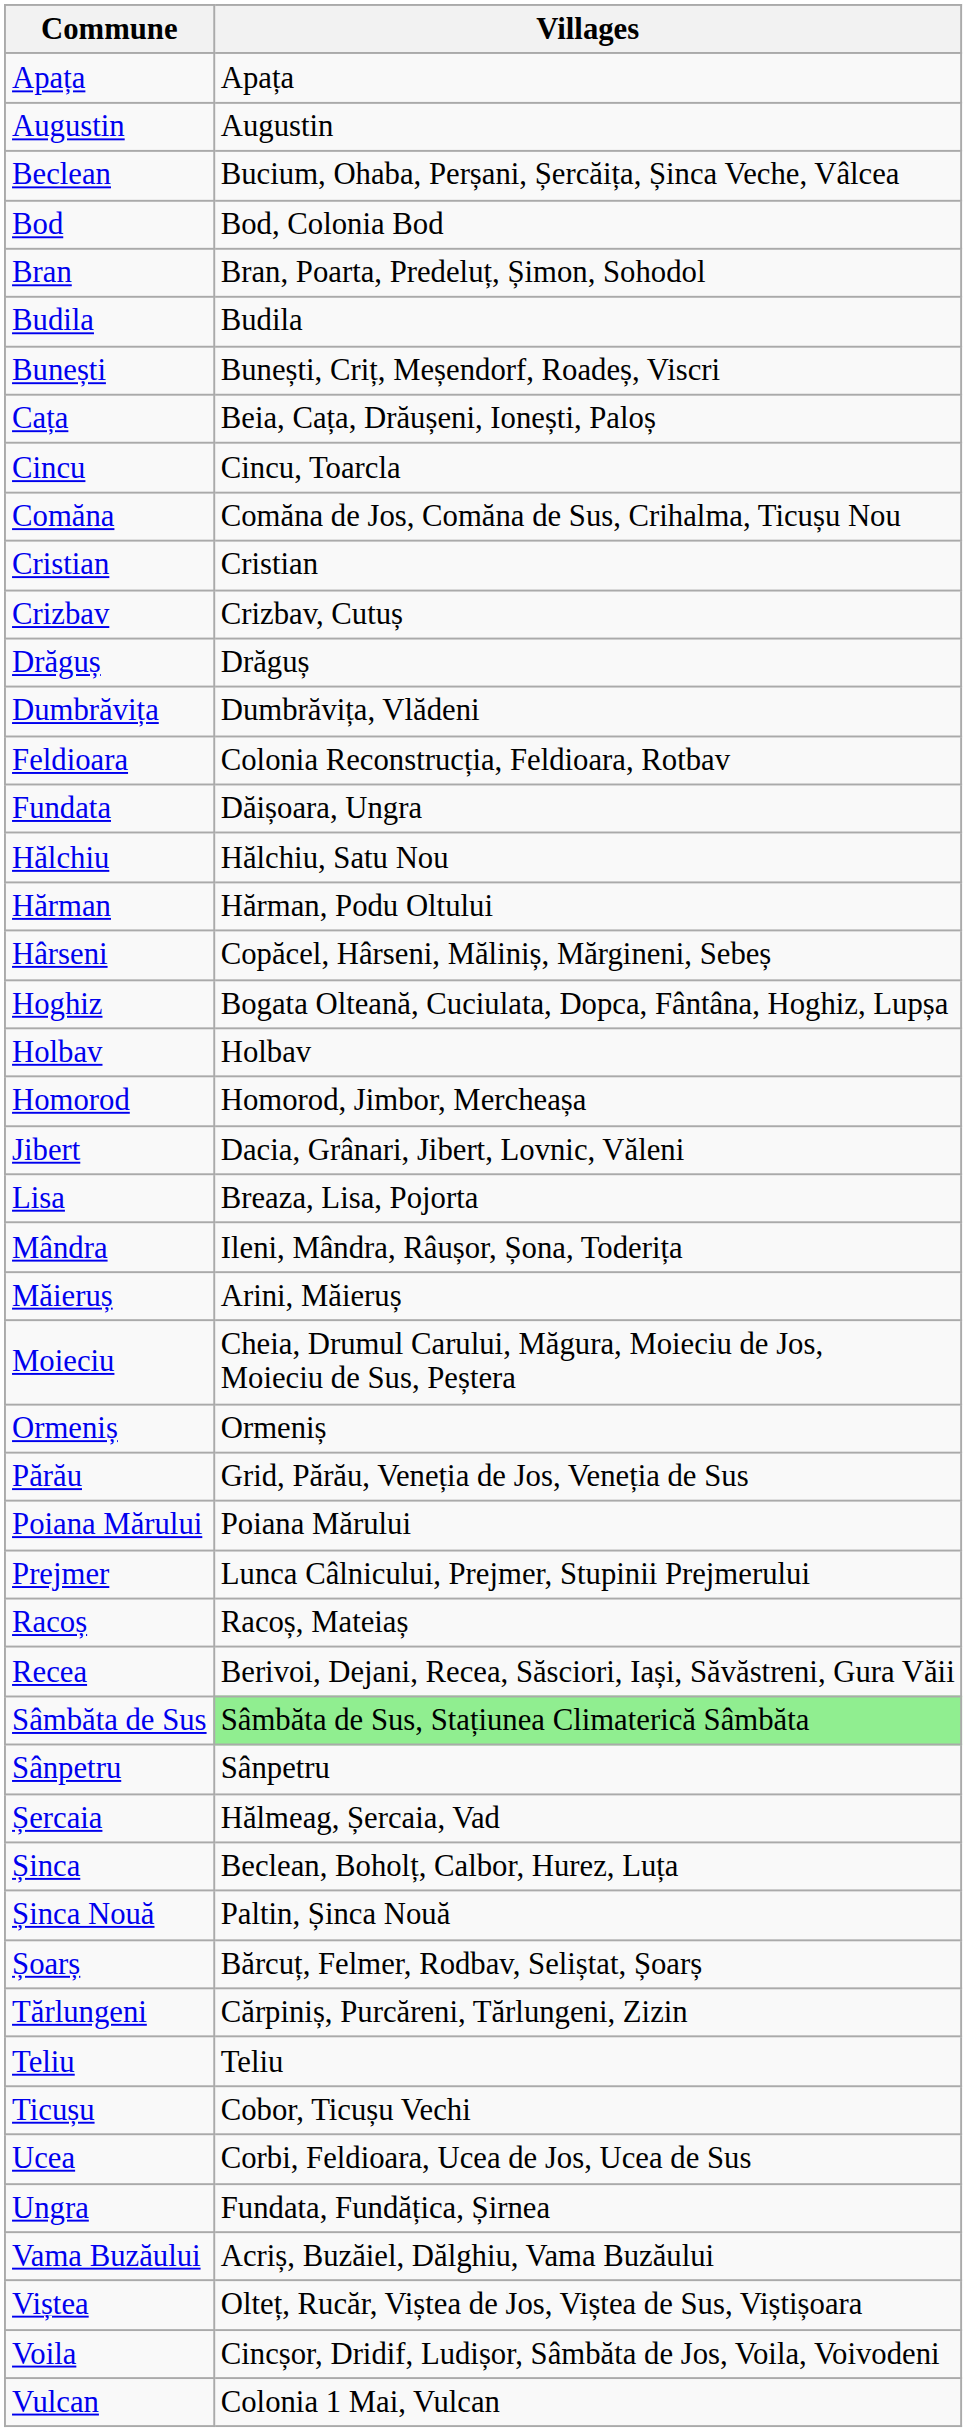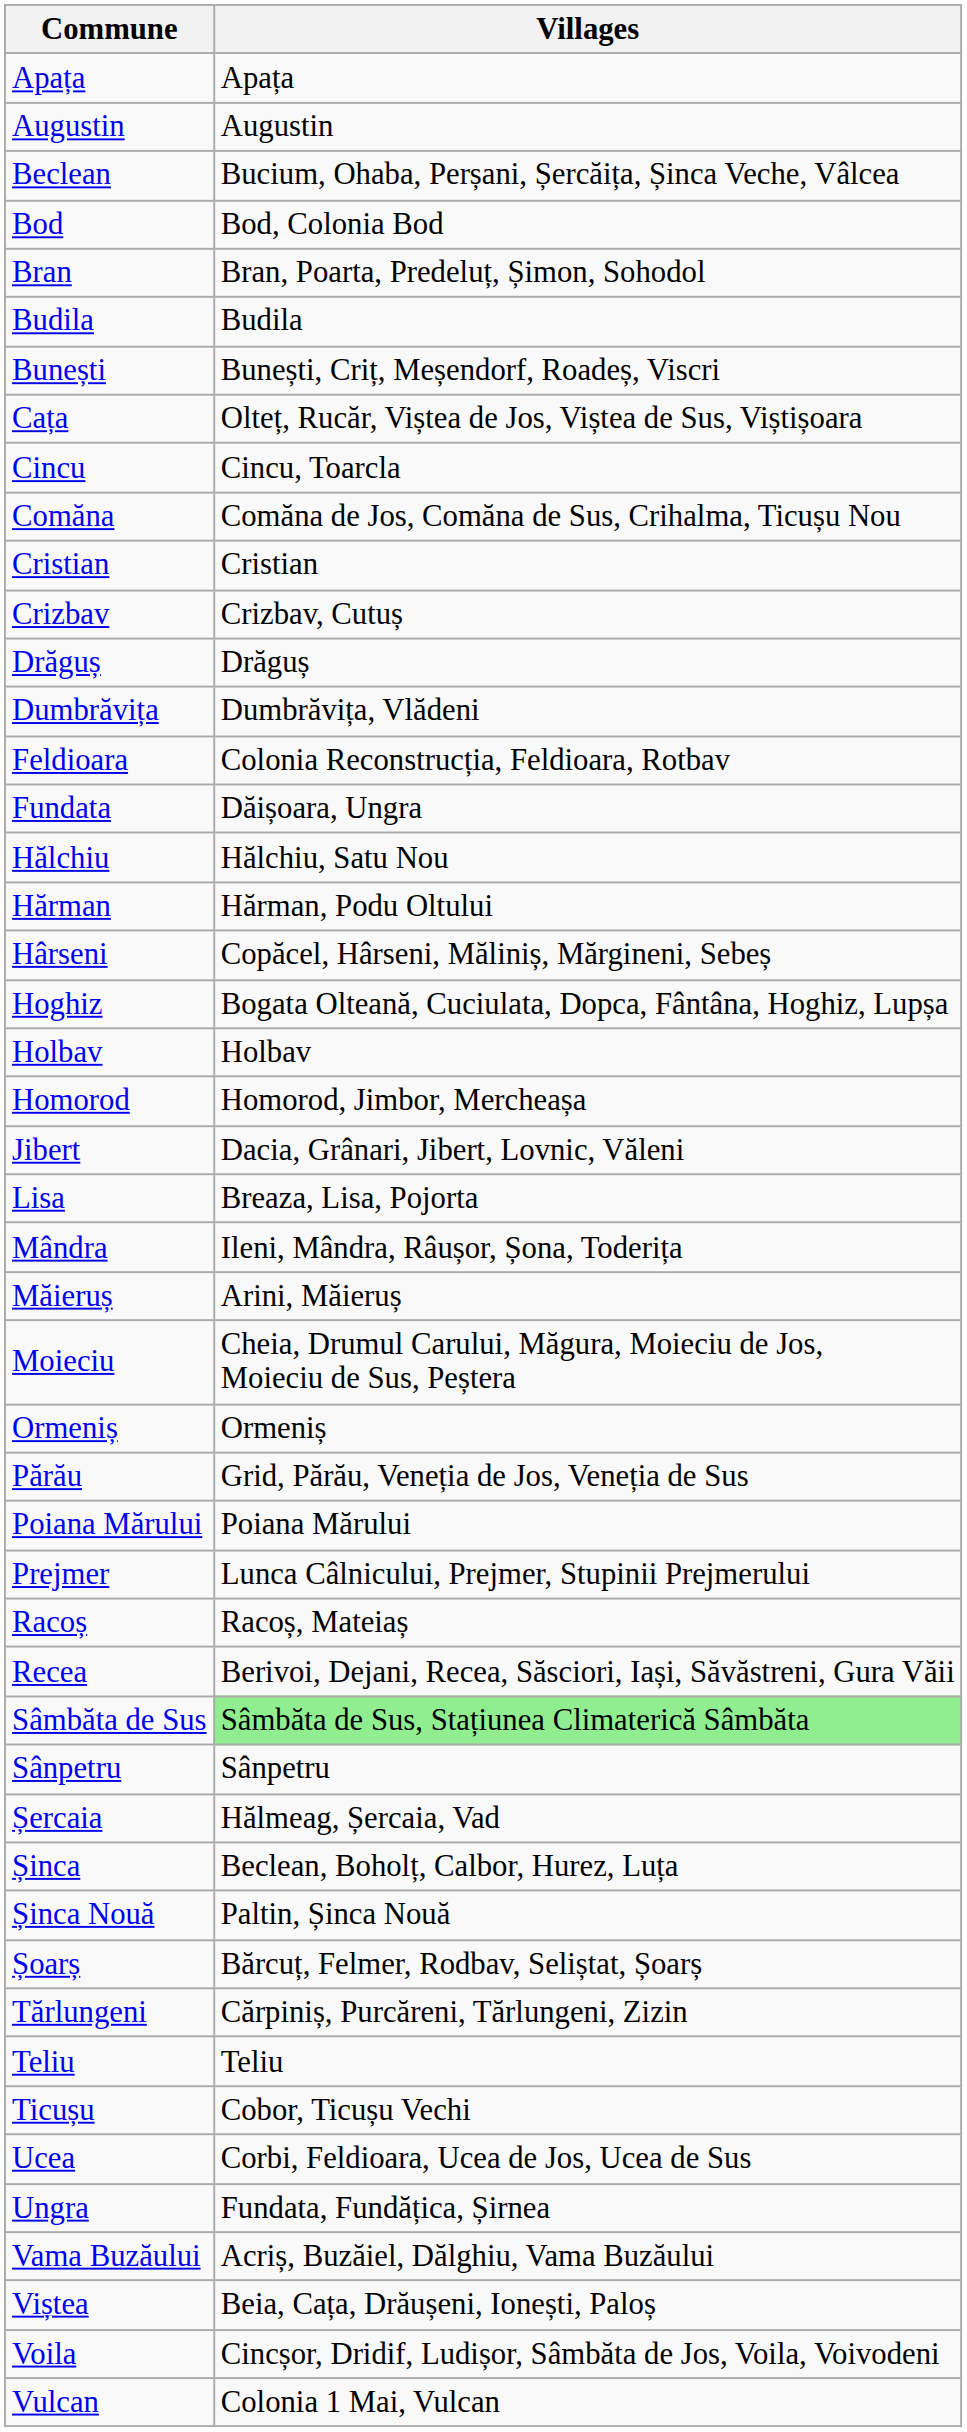(438, 418) Beia, Cața, Drăușeni, Ionești, Paloș -> (542, 418) Olteț, Rucăr, Viștea de Jos, Viștea de Sus, Viștișoara
(542, 2304) Olteț, Rucăr, Viștea de Jos, Viștea de Sus, Viștișoara -> (438, 2304) Beia, Cața, Drăușeni, Ionești, Paloș
